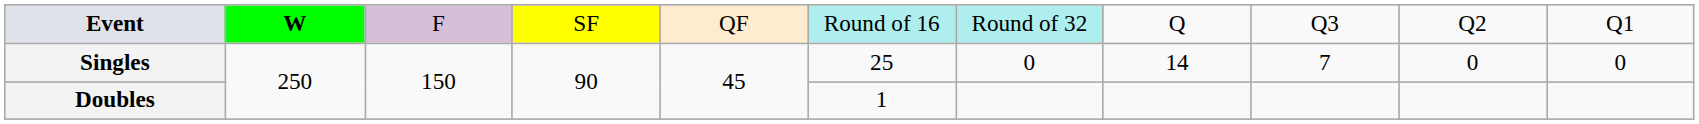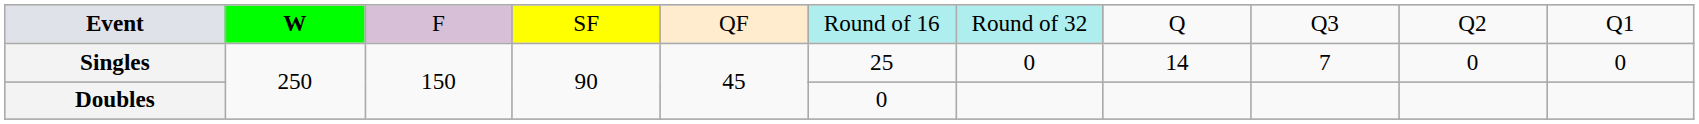(882, 100) 1 -> (882, 100) 0
